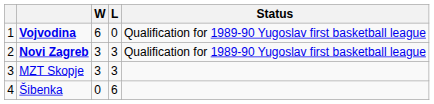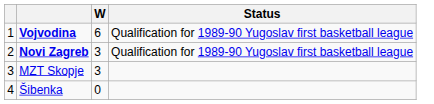- column: (115, 14)
